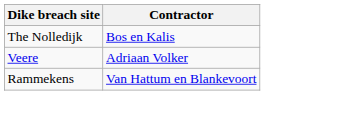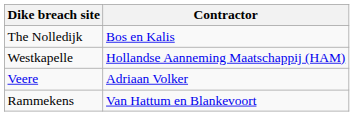+ row: (40, 57)
